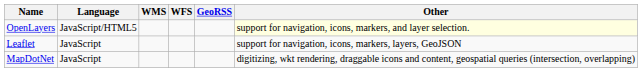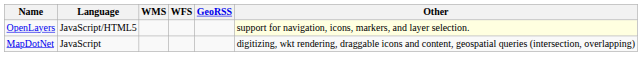- row: (21, 43)
